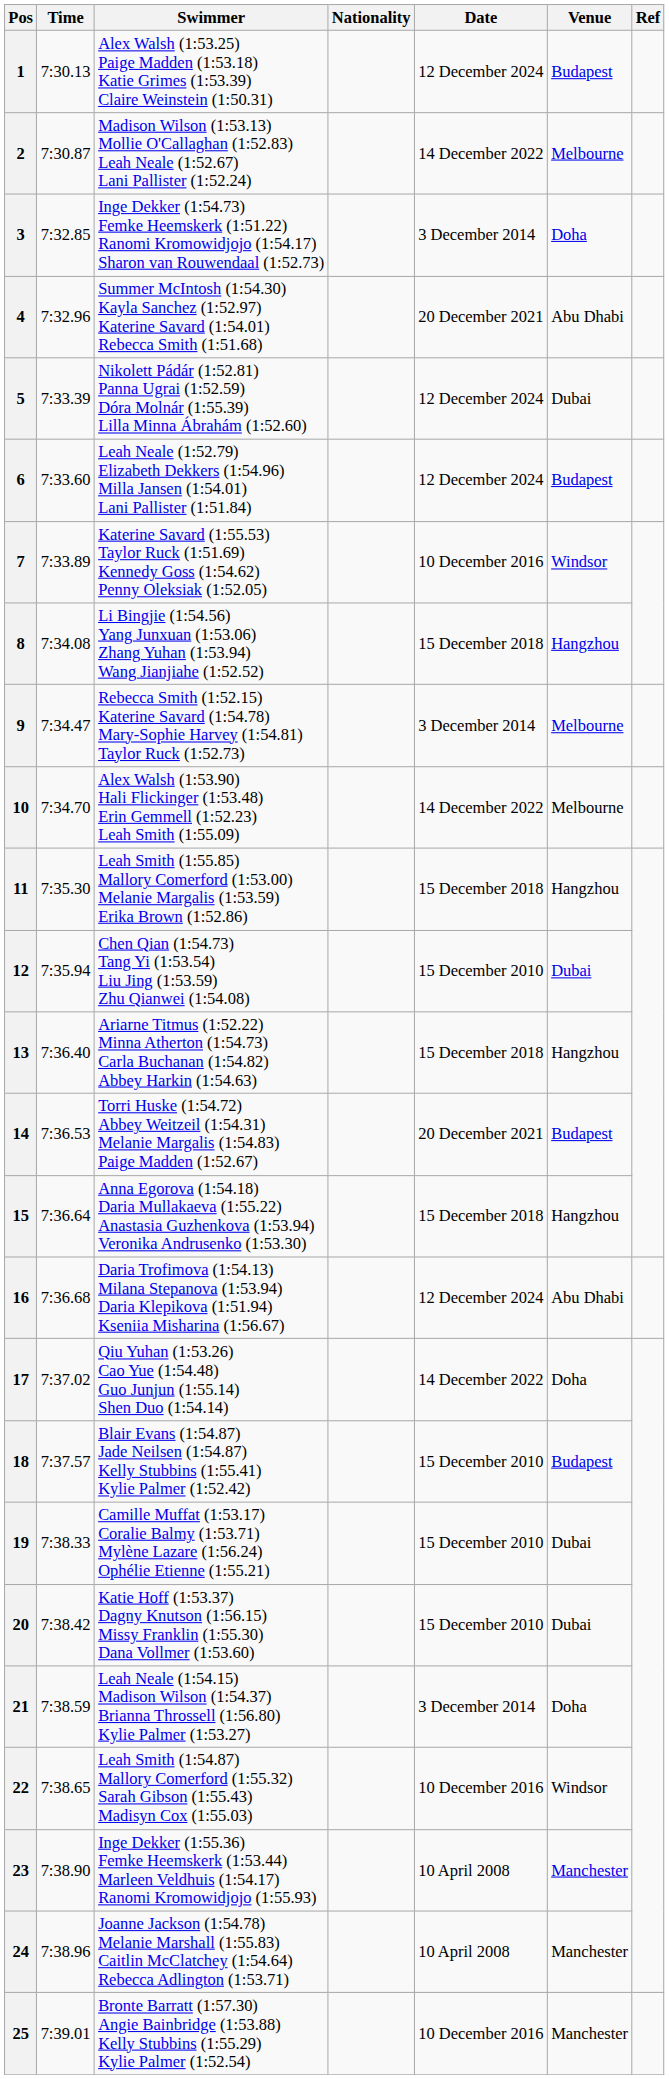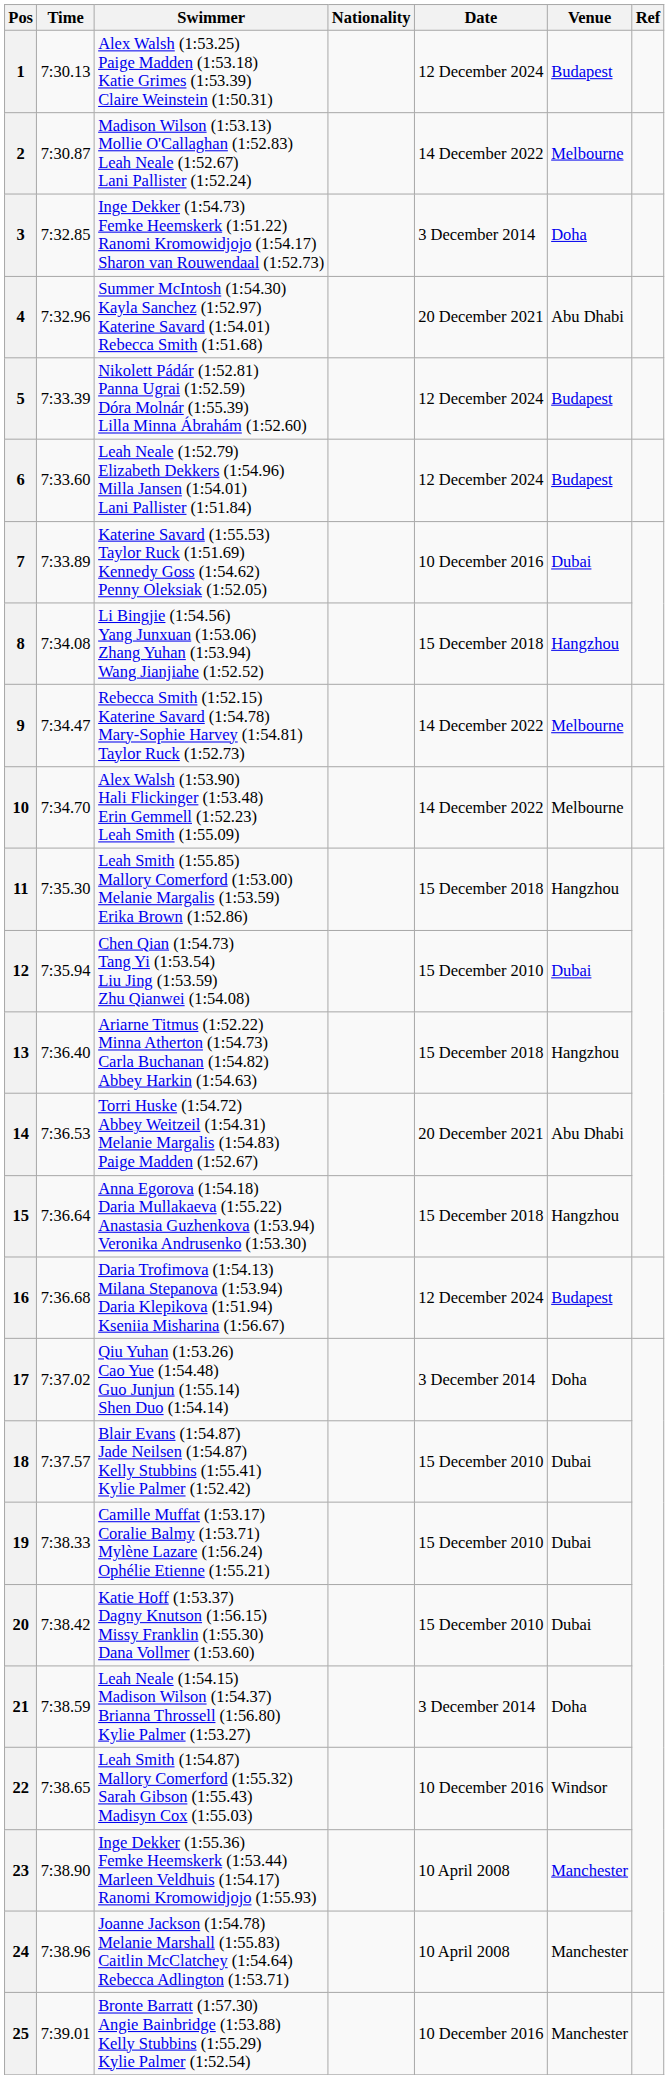(571, 398) Dubai -> (582, 398) Budapest
(579, 562) Windsor -> (571, 562) Dubai
(477, 725) 3 December 2014 -> (481, 725) 14 December 2022
(582, 1134) Budapest -> (588, 1134) Abu Dhabi
(588, 1297) Abu Dhabi -> (582, 1297) Budapest
(481, 1379) 14 December 2022 -> (477, 1379) 3 December 2014
(582, 1461) Budapest -> (571, 1461) Dubai
